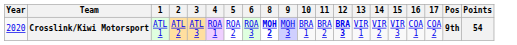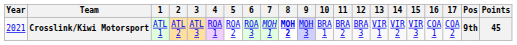+ column: (270, 11)
(16, 29) 2020 -> (16, 29) 2021
(343, 29) bold -> (361, 29) normal
(478, 29) 54 -> (496, 29) 45
